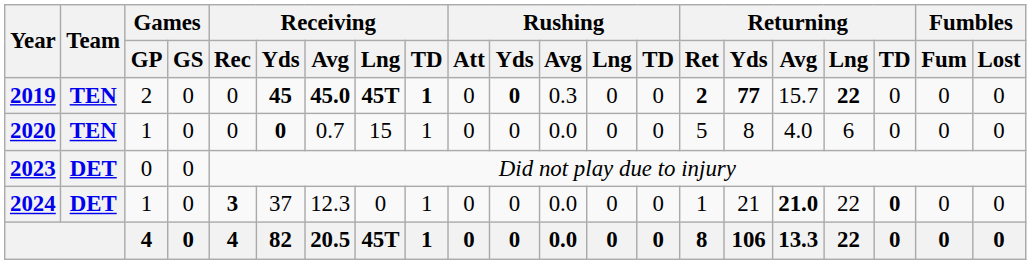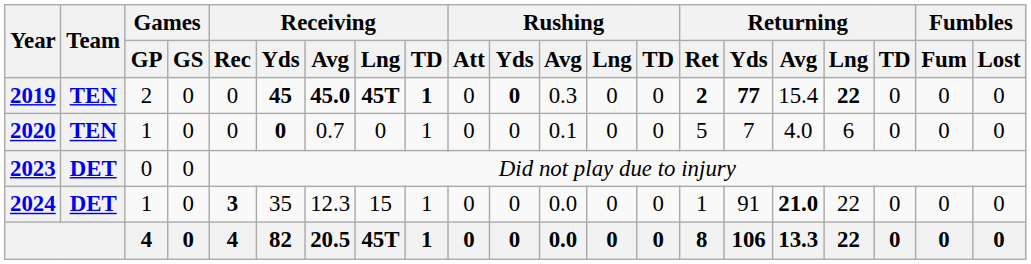(798, 95) 15.7 -> (798, 95) 15.4
(380, 131) 15 -> (380, 131) 0
(563, 131) 0.0 -> (563, 131) 0.1
(749, 131) 8 -> (749, 131) 7
(281, 204) 37 -> (281, 204) 35
(380, 204) 0 -> (380, 204) 15
(749, 204) 21 -> (749, 204) 91
(895, 204) bold -> (895, 204) normal
